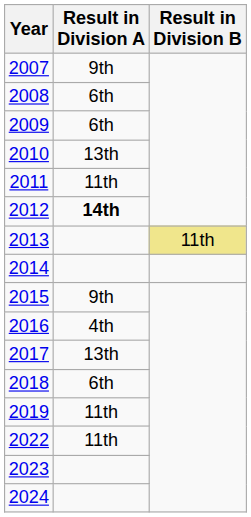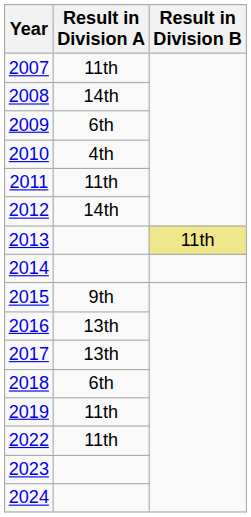(101, 67) 9th -> (101, 67) 11th
(101, 96) 6th -> (101, 96) 14th
(101, 153) 13th -> (101, 153) 4th
(101, 211) bold -> (101, 211) normal
(101, 325) 4th -> (101, 325) 13th
